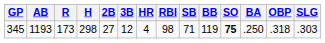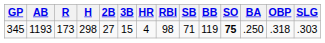(127, 29) 12 -> (127, 29) 15
